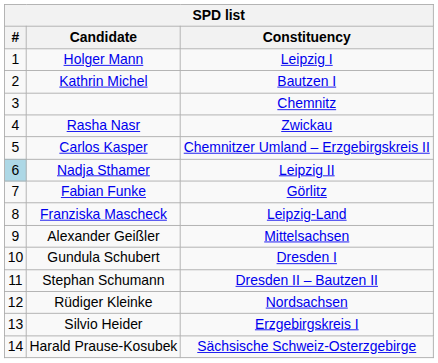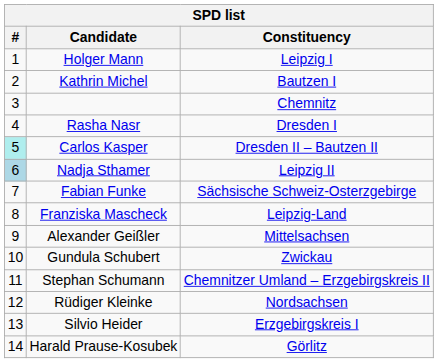(307, 125) Zwickau -> (307, 125) Dresden I
(15, 147) no background -> (15, 147) paleturquoise background
(307, 147) Chemnitzer Umland – Erzgebirgskreis II -> (307, 147) Dresden II – Bautzen II
(307, 192) Görlitz -> (307, 192) Sächsische Schweiz-Osterzgebirge
(307, 258) Dresden I -> (307, 258) Zwickau
(307, 280) Dresden II – Bautzen II -> (307, 280) Chemnitzer Umland – Erzgebirgskreis II
(307, 346) Sächsische Schweiz-Osterzgebirge -> (307, 346) Görlitz
